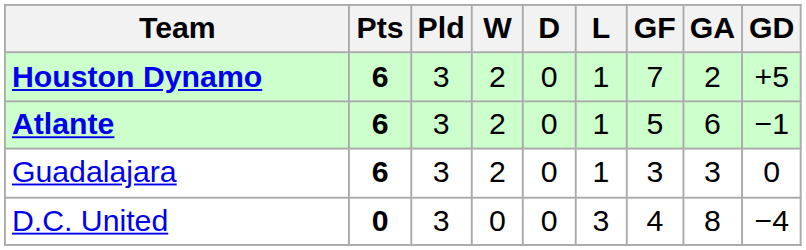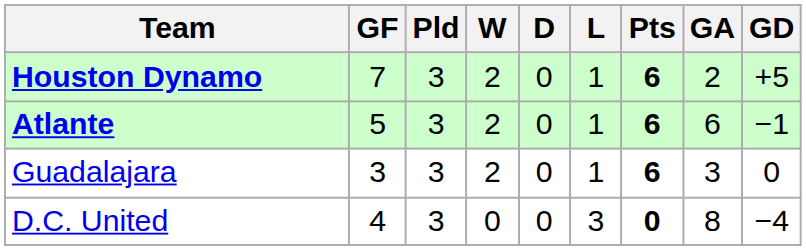columns swapped: (380, 28) <-> (655, 28)
